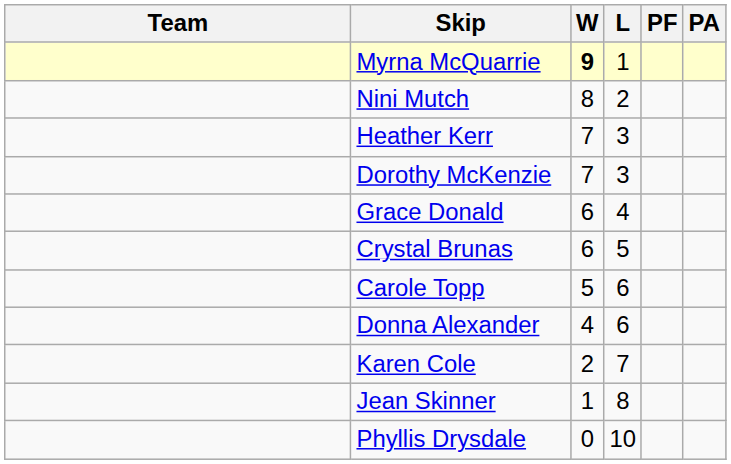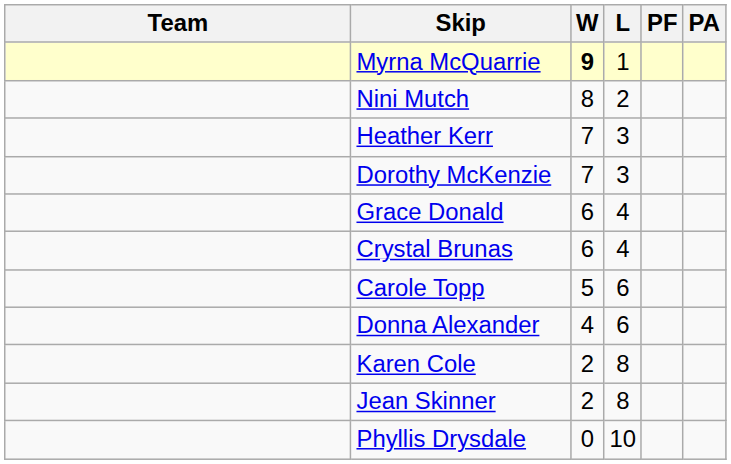(623, 250) 5 -> (623, 250) 4
(623, 363) 7 -> (623, 363) 8
(587, 401) 1 -> (587, 401) 2
